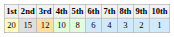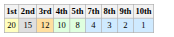- column: (94, 11)
